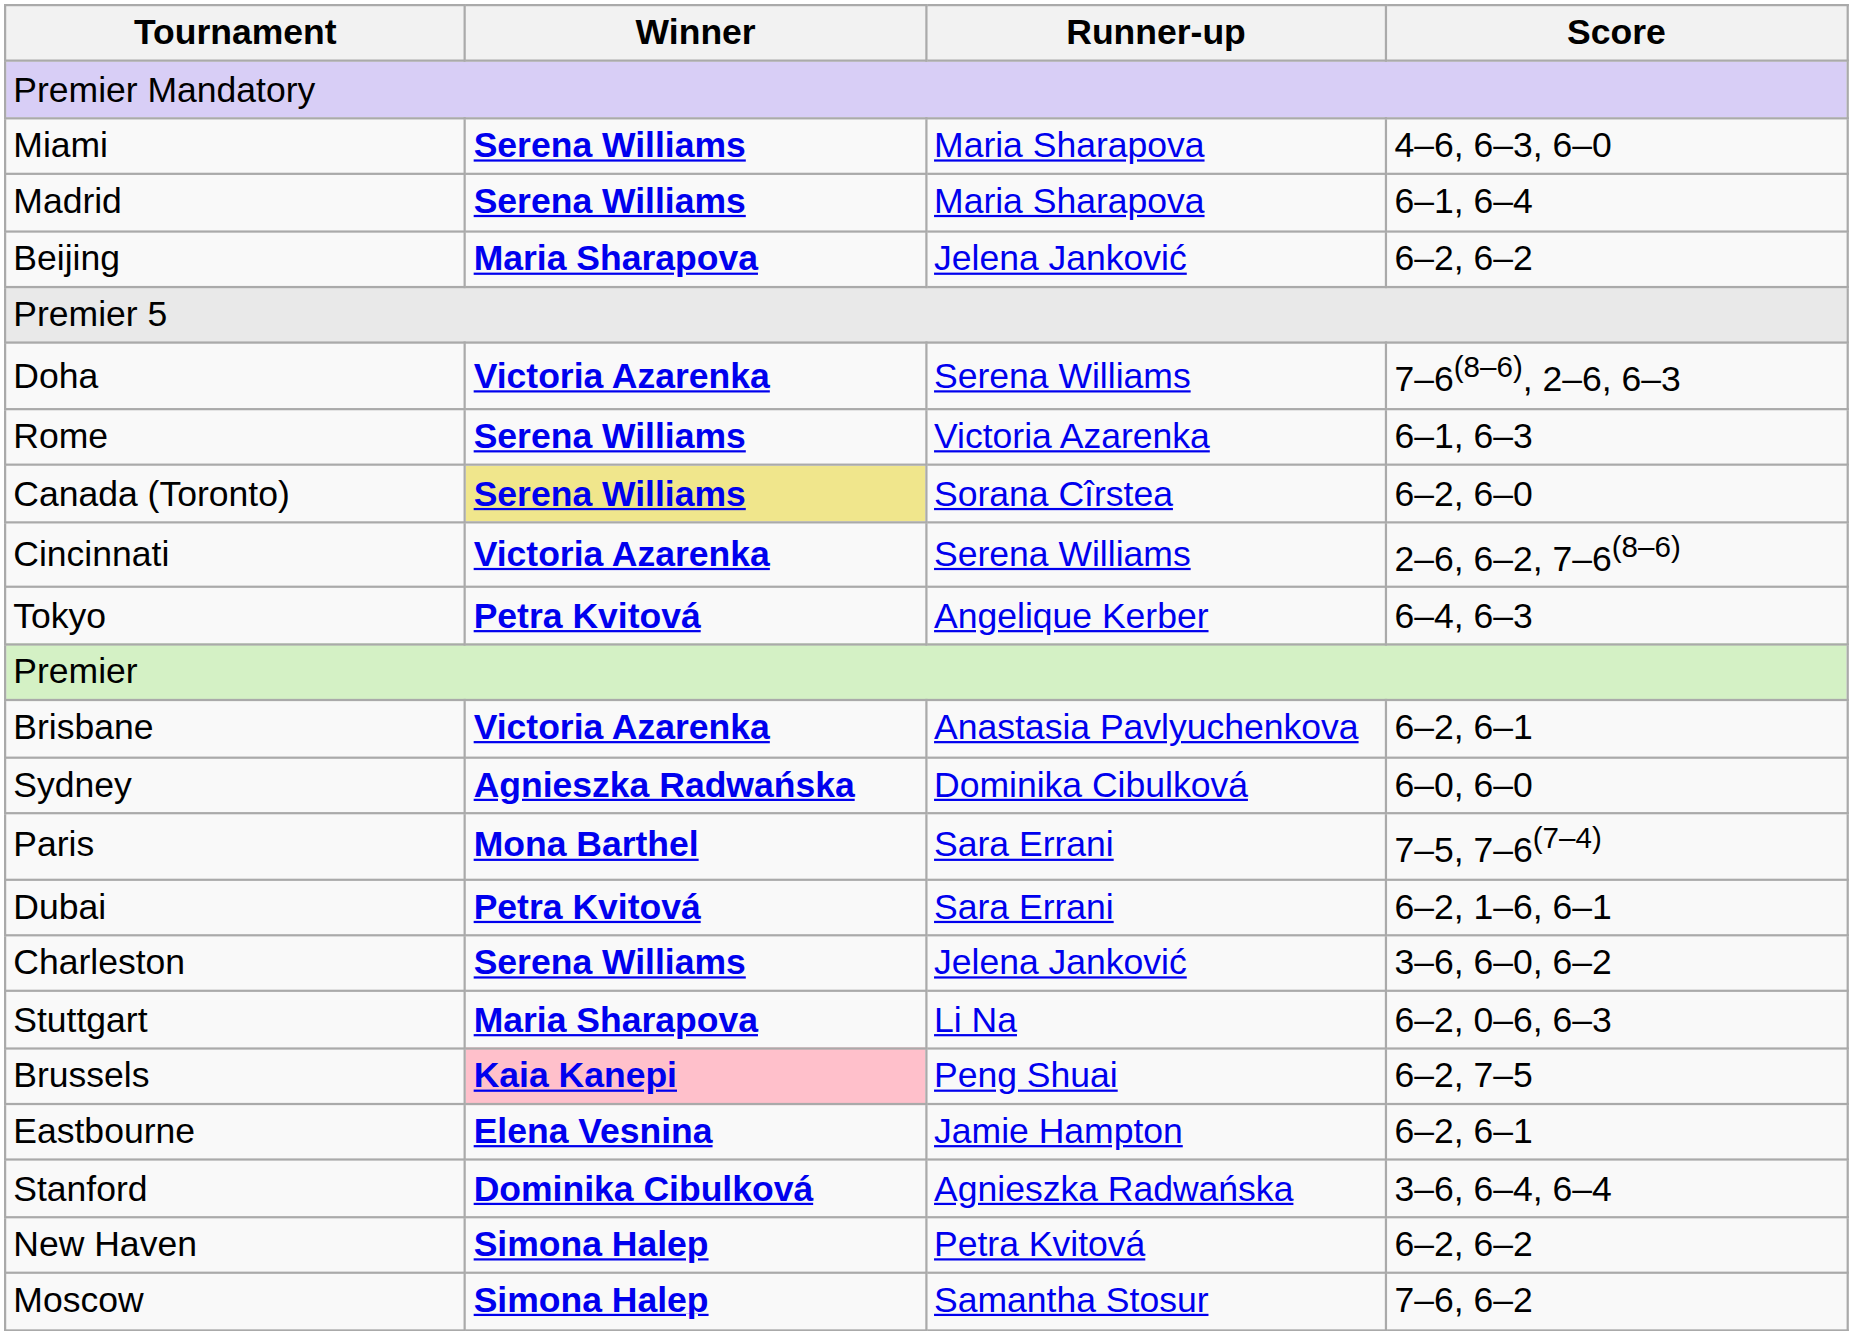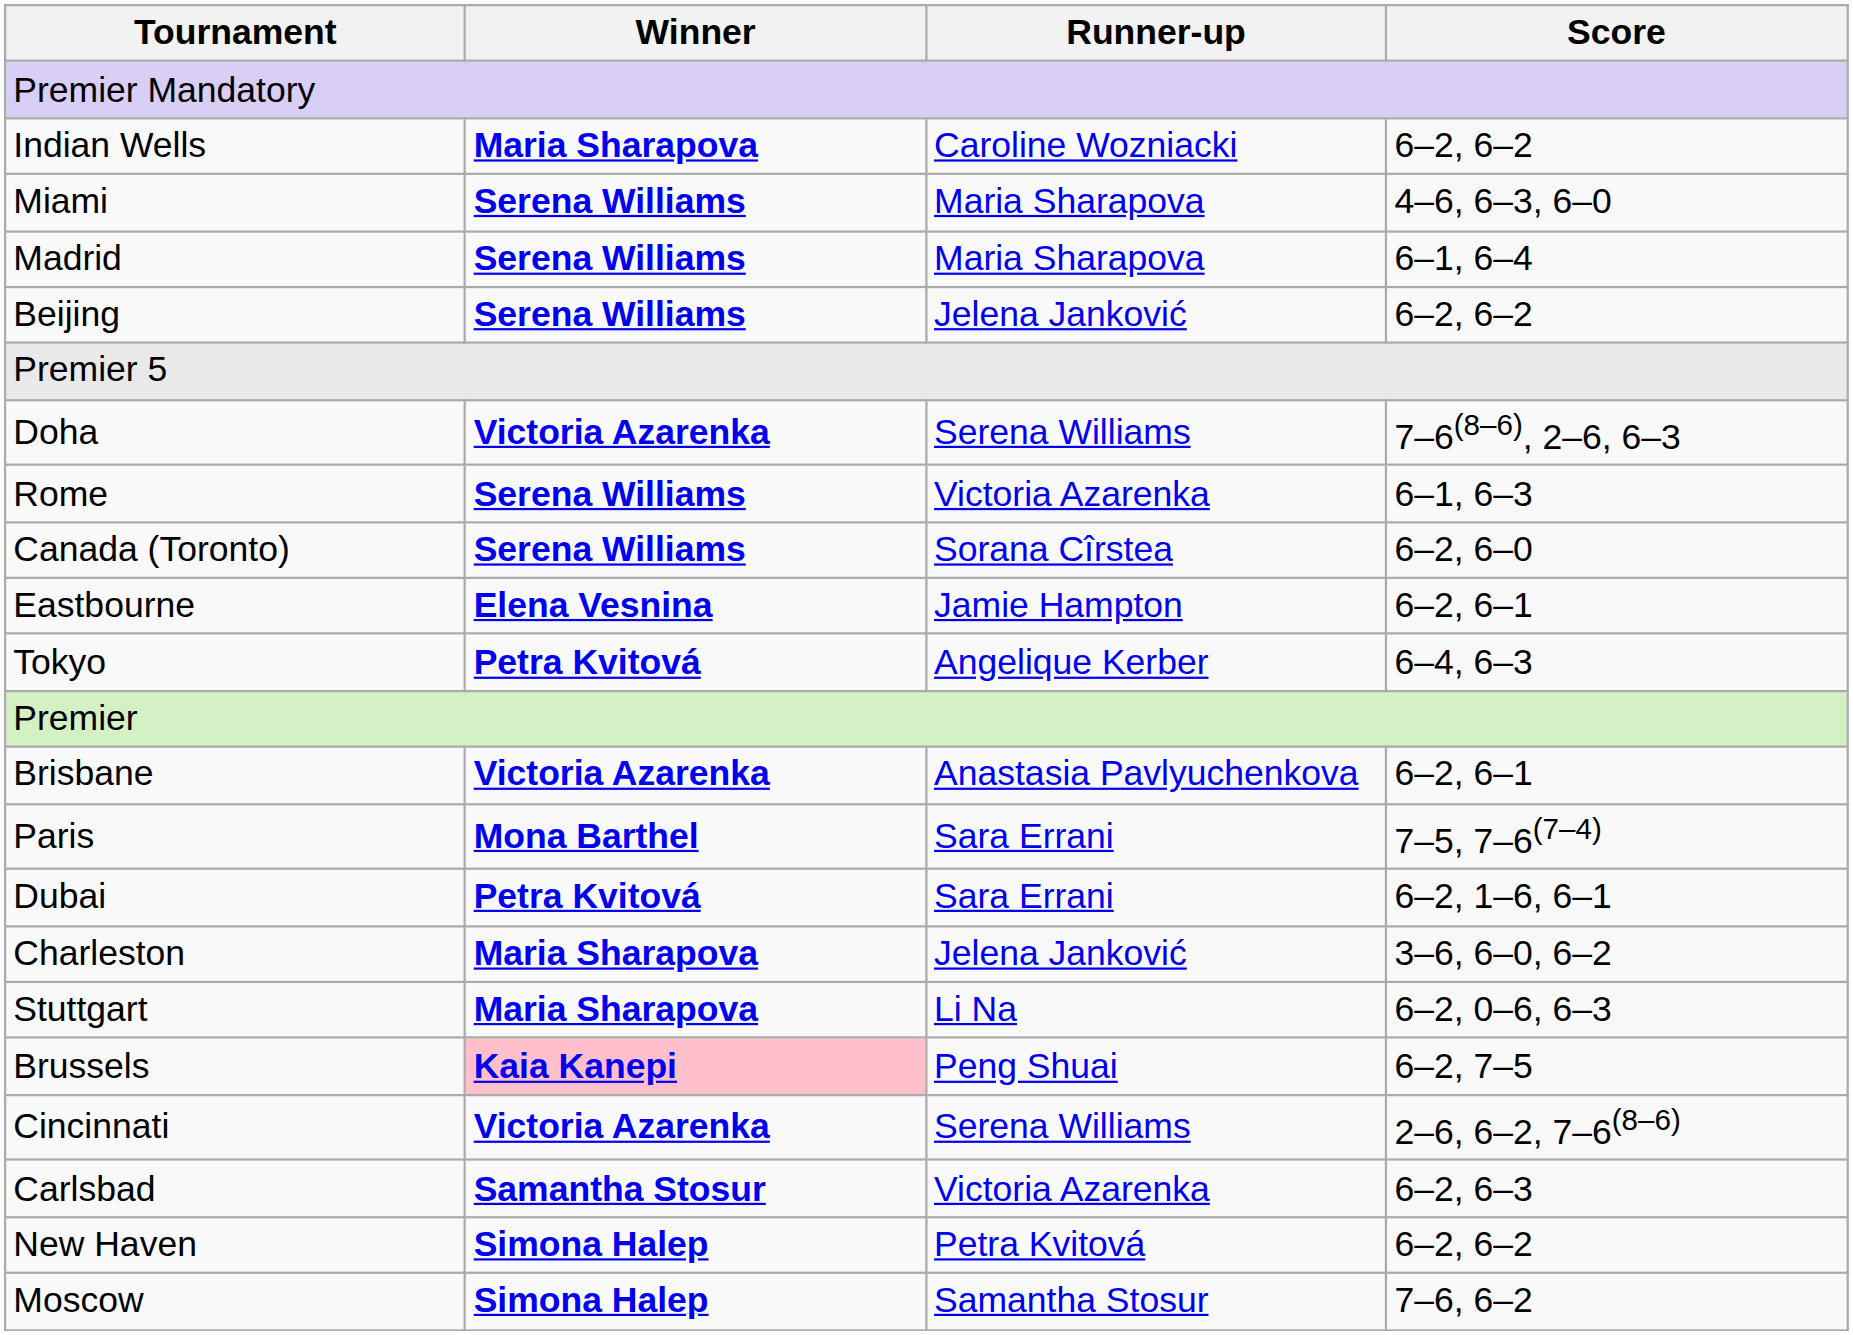+ row: (110, 145)
(616, 257) Maria Sharapova -> (610, 314) Serena Williams
(610, 492) khaki background -> (610, 549) no background
rows swapped: (91, 554) <-> (104, 1131)
- row: (73, 784)
(610, 962) Serena Williams -> (616, 953) Maria Sharapova
- row: (80, 1188)
+ row: (84, 1188)
